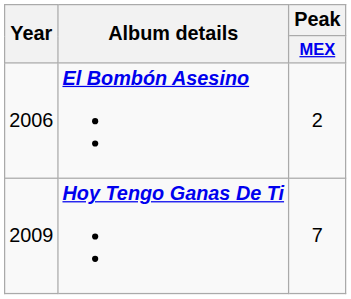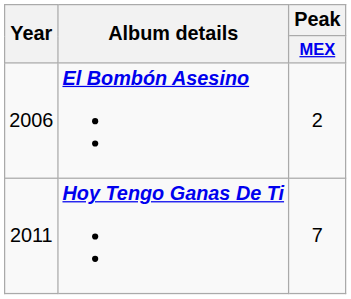(31, 236) 2009 -> (31, 236) 2011
